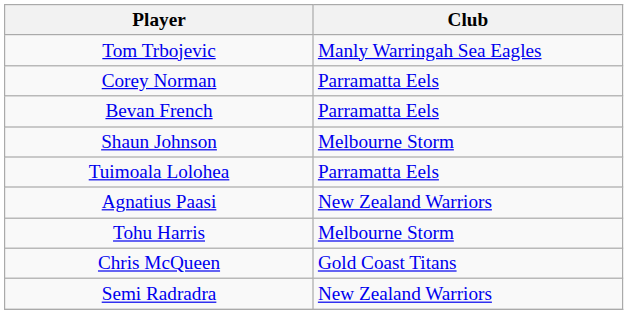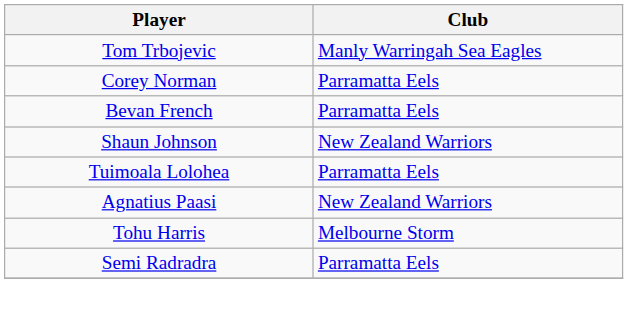(386, 141) Melbourne Storm -> (405, 141) New Zealand Warriors
- row: (159, 263)
(405, 293) New Zealand Warriors -> (378, 263) Parramatta Eels
